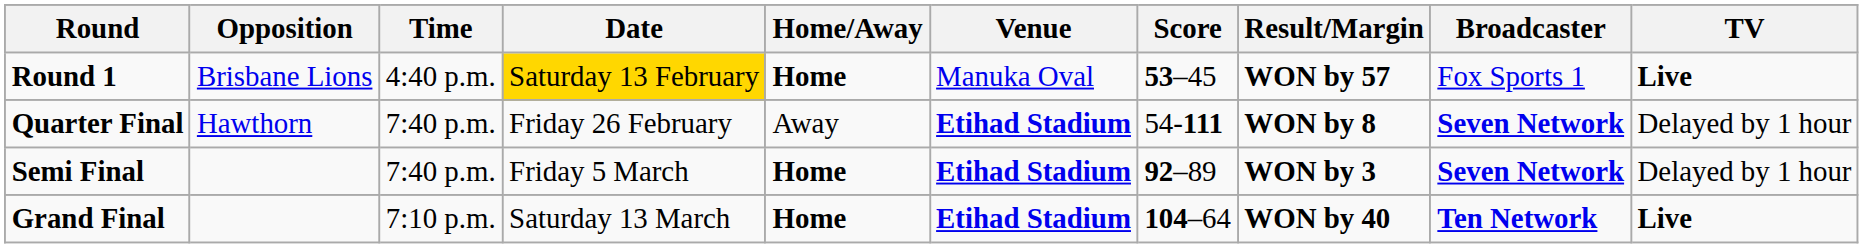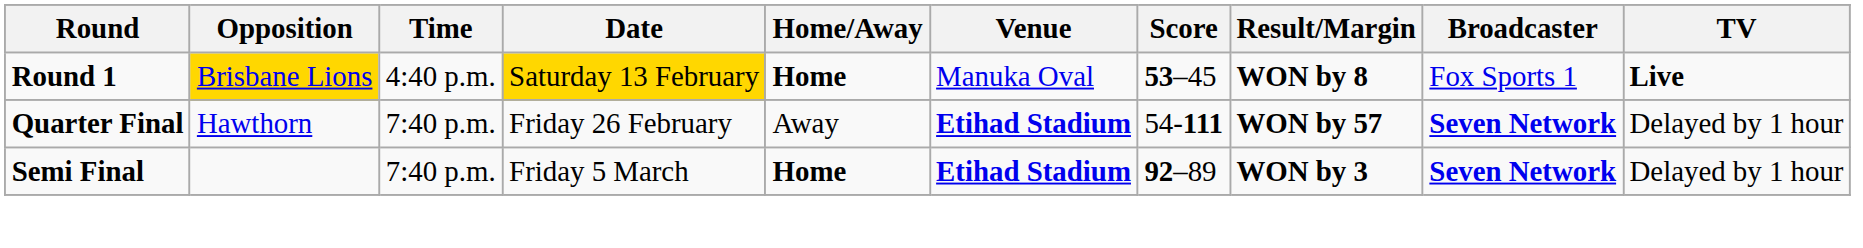(285, 76) no background -> (285, 76) gold background
(1317, 76) WON by 57 -> (1302, 76) WON by 8
(1310, 123) WON by 8 -> (1309, 123) WON by 57
- row: (88, 218)
